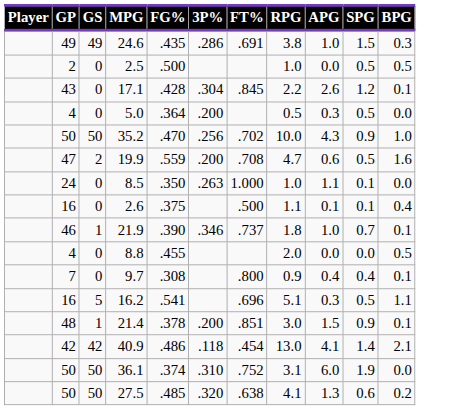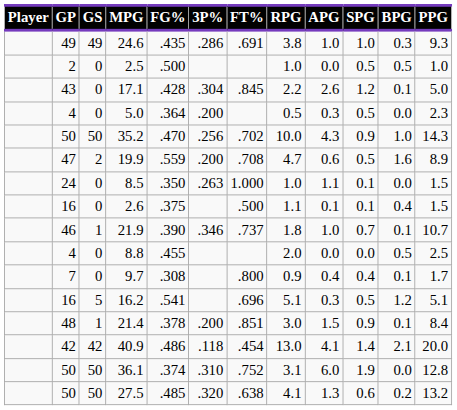+ column: (433, 18)
(366, 43) 1.5 -> (366, 43) 1.0
(403, 299) 1.1 -> (403, 299) 1.2
